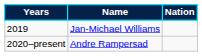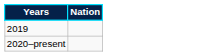- column: (115, 12)
